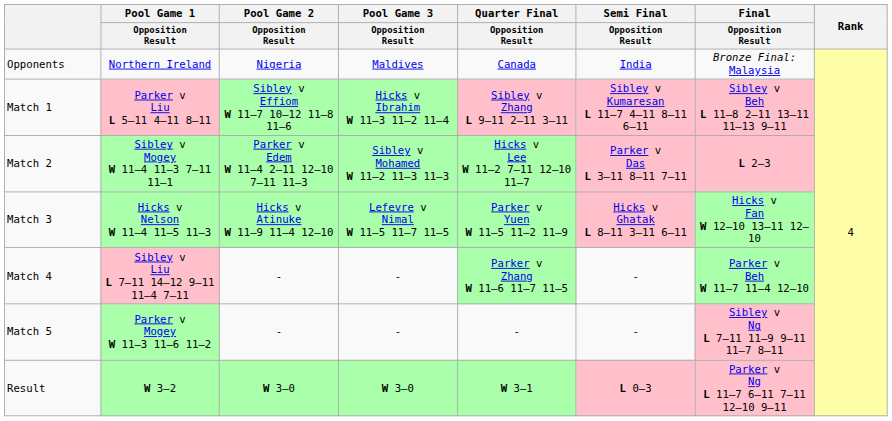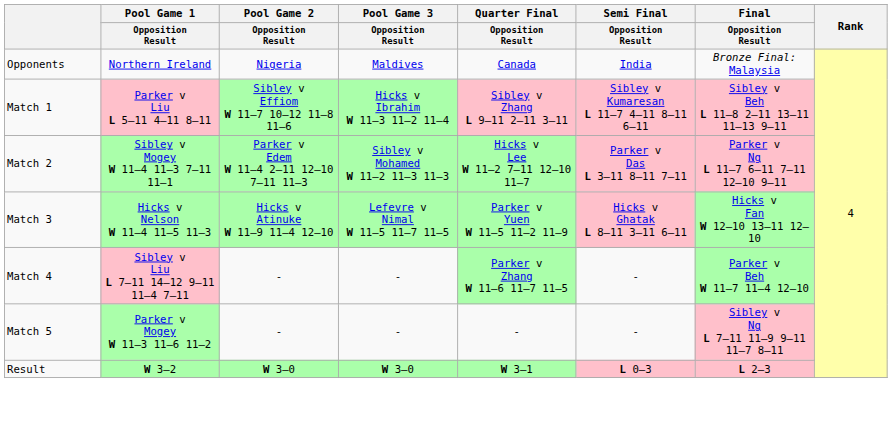(755, 163) L 2–3 -> (755, 163) Parker v Ng L 11–7 6–11 7–11 12–10 9–11
(755, 388) Parker v Ng L 11–7 6–11 7–11 12–10 9–11 -> (755, 369) L 2–3
